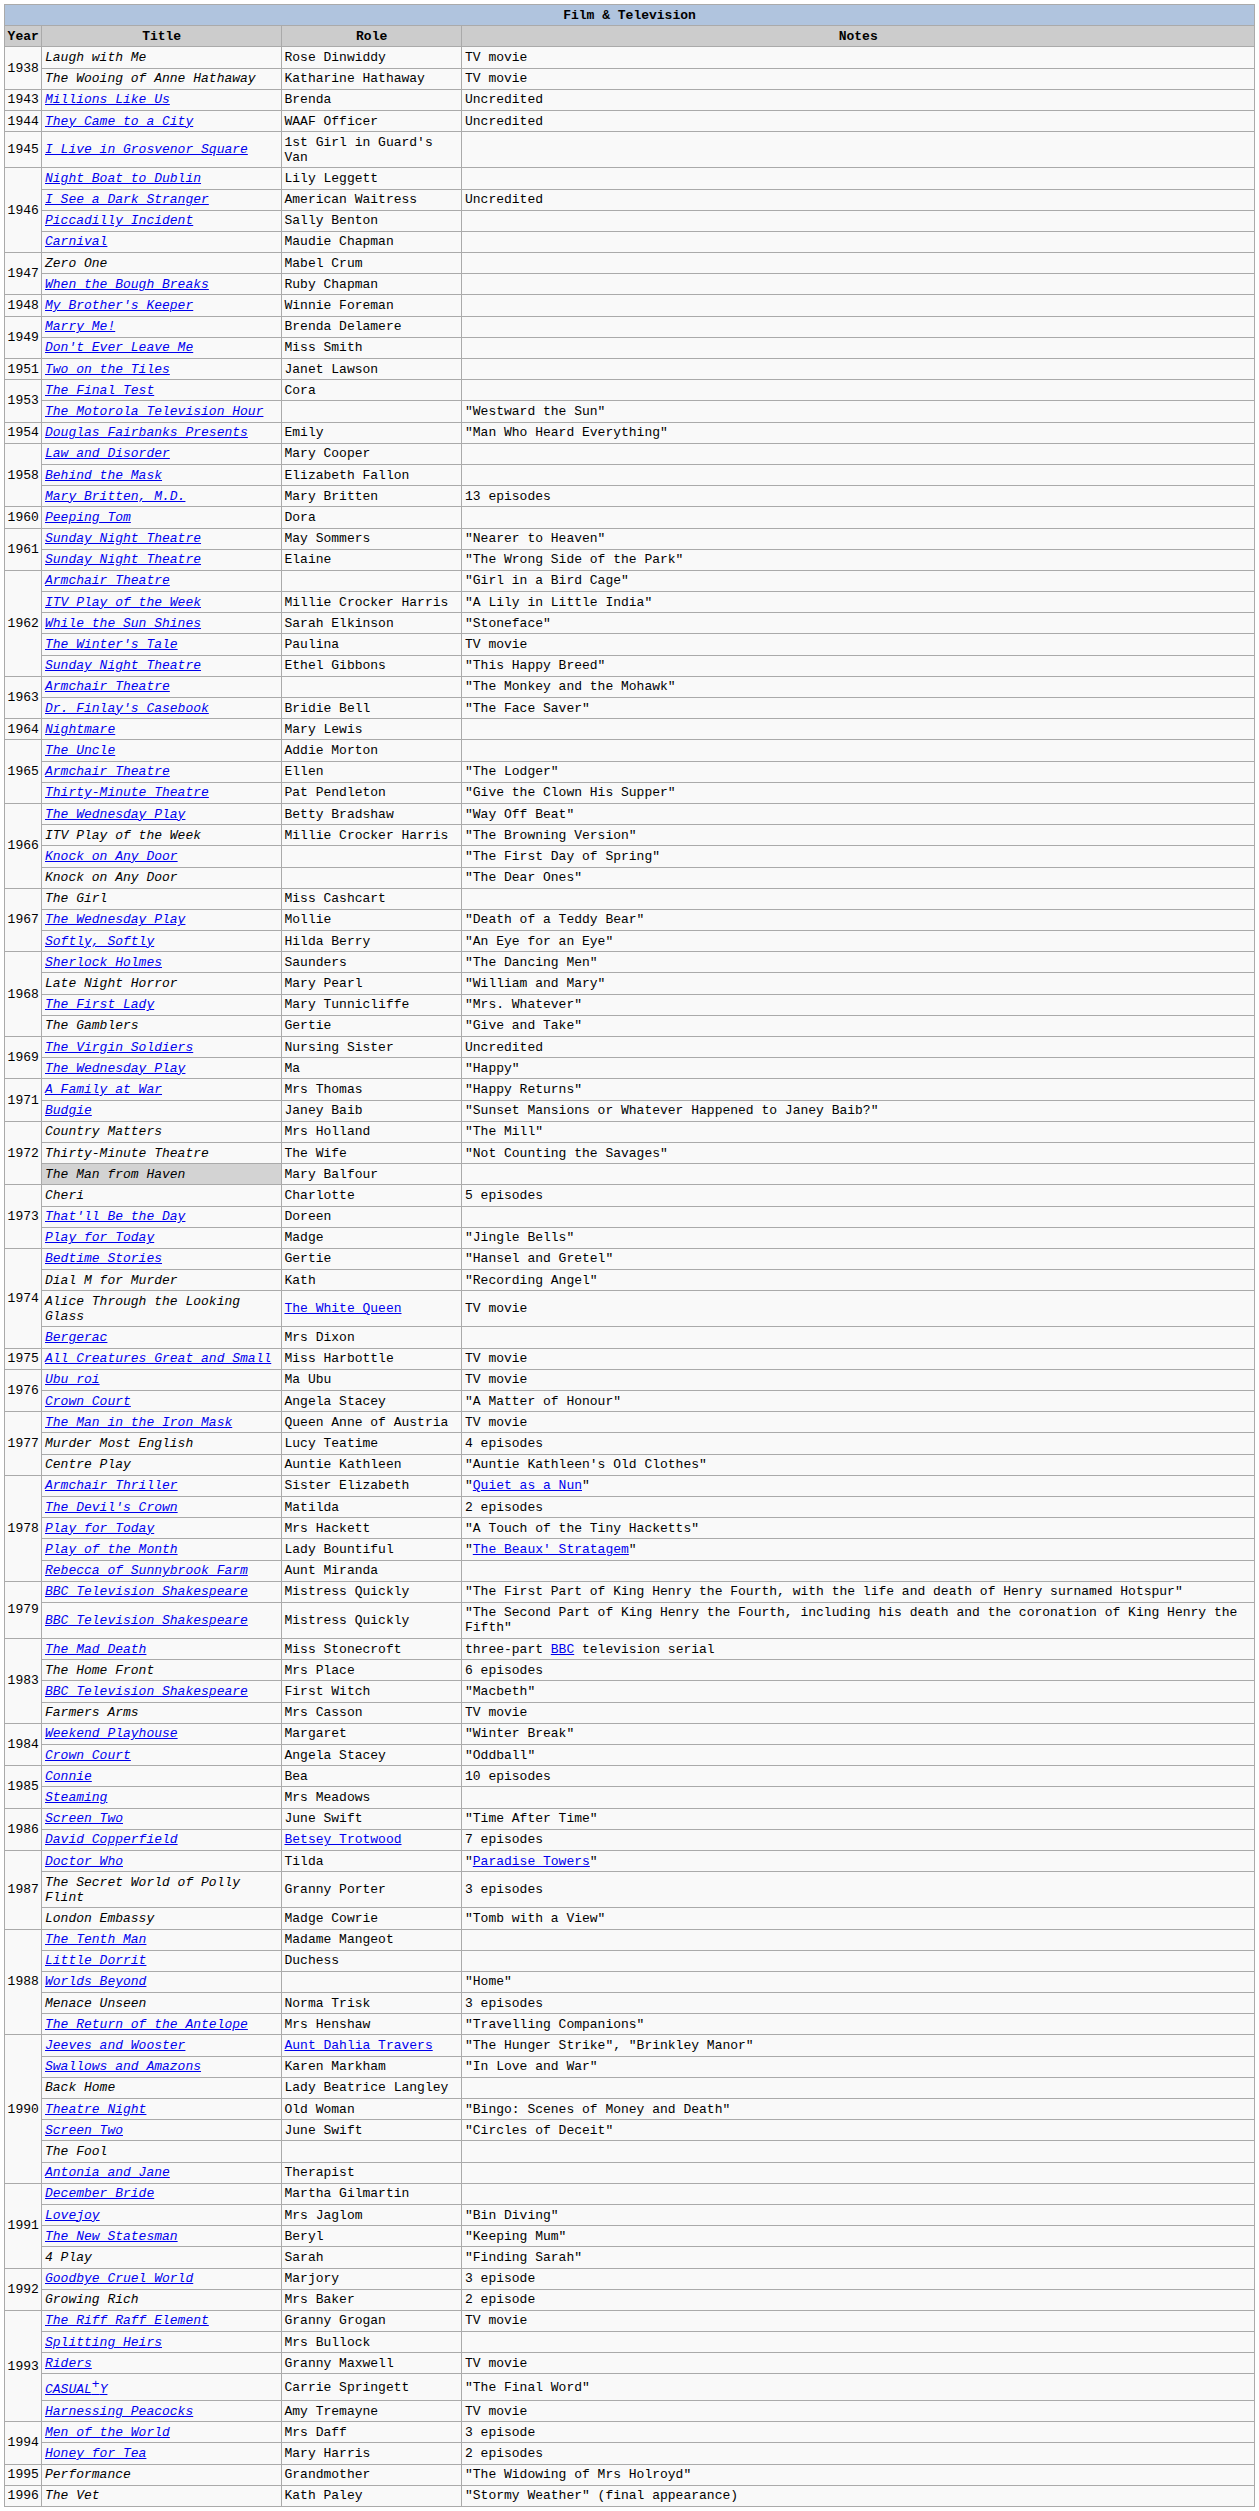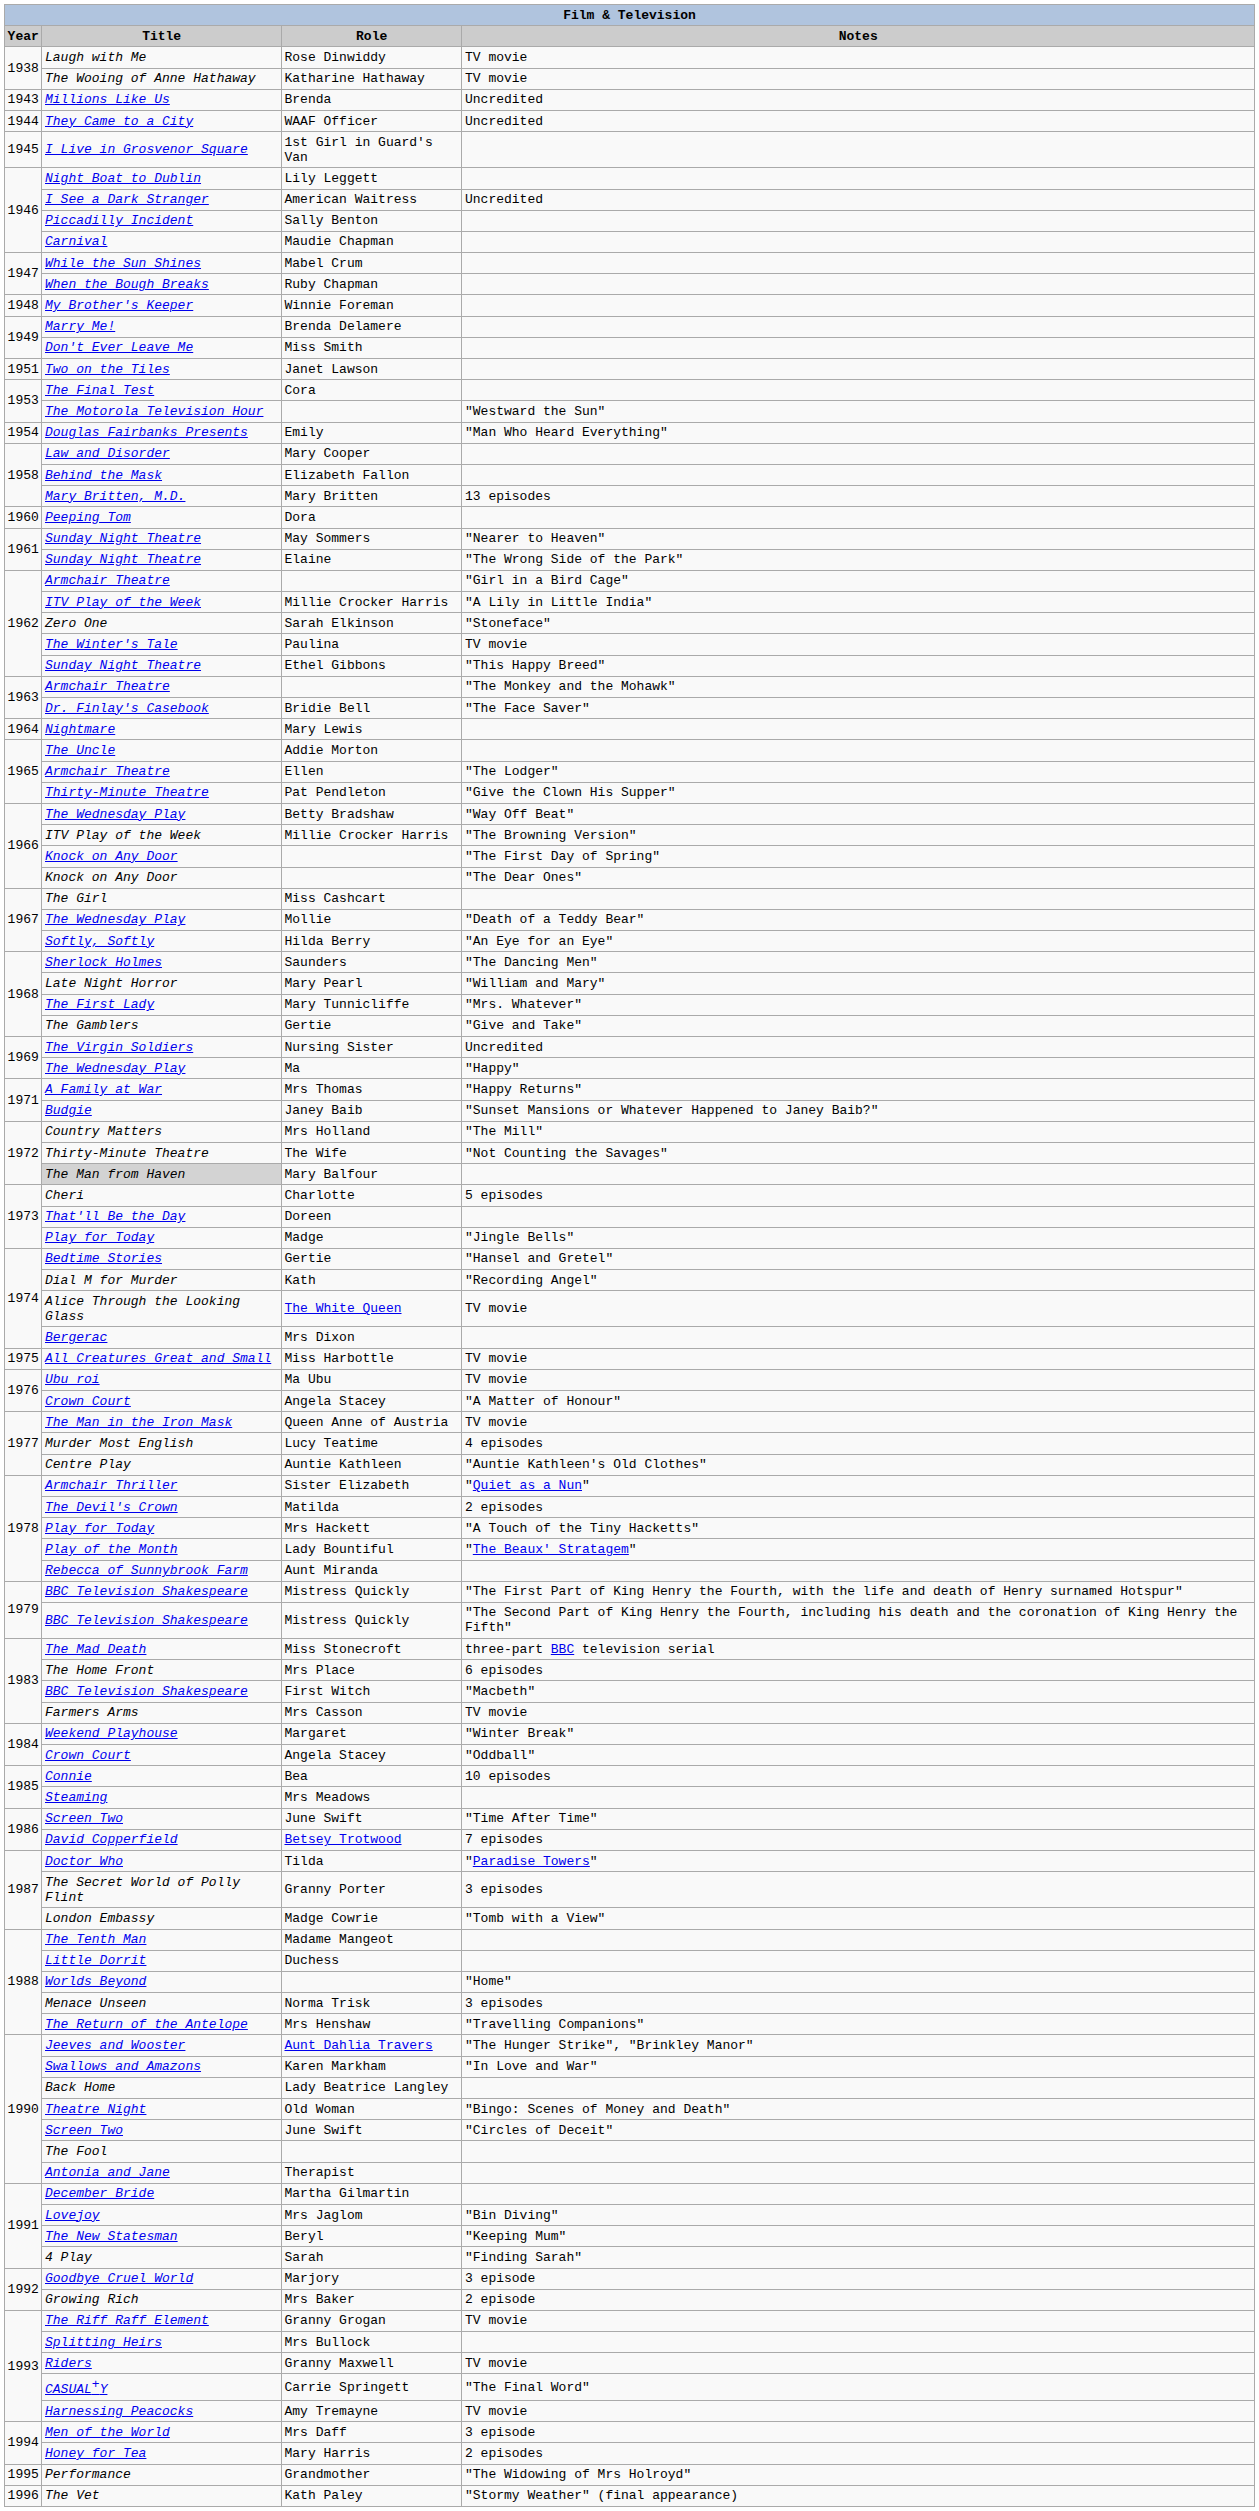(76, 263) Zero One -> (123, 263) While the Sun Shines
(123, 623) While the Sun Shines -> (76, 623) Zero One
